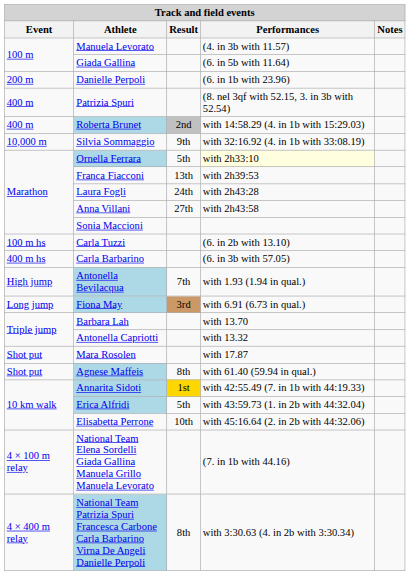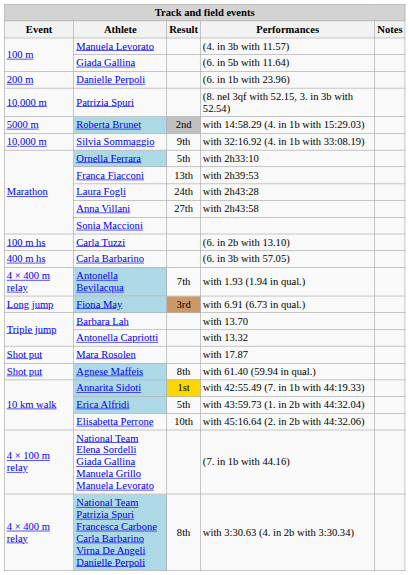(20, 102) 400 m -> (27, 102) 10,000 m
(20, 125) 400 m -> (23, 125) 5000 m
(231, 158) lightyellow background -> (231, 158) no background
(29, 281) High jump -> (28, 281) 4 × 400 m relay
